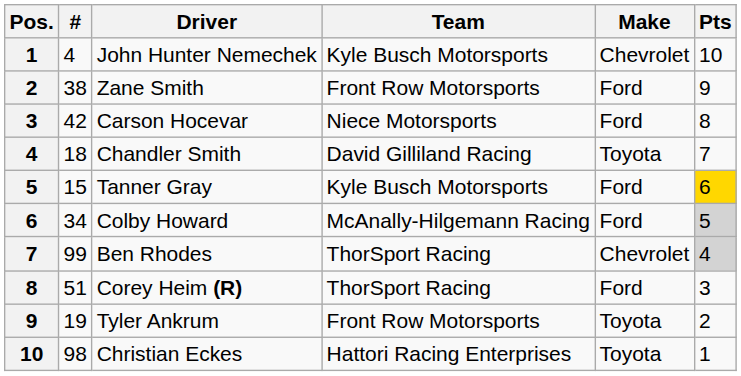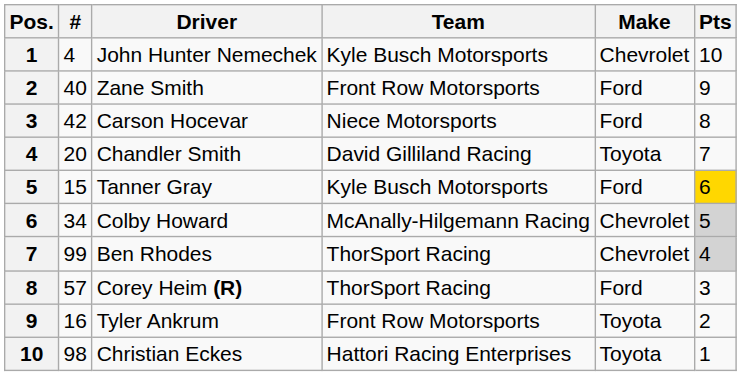(75, 88) 38 -> (75, 88) 40
(75, 154) 18 -> (75, 154) 20
(621, 221) Ford -> (644, 221) Chevrolet
(75, 287) 51 -> (75, 287) 57
(75, 320) 19 -> (75, 320) 16
